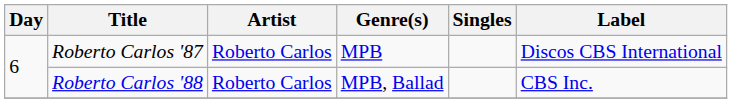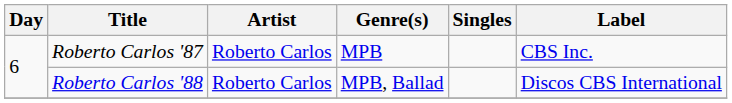(621, 51) Discos CBS International -> (557, 51) CBS Inc.
(557, 82) CBS Inc. -> (621, 82) Discos CBS International
